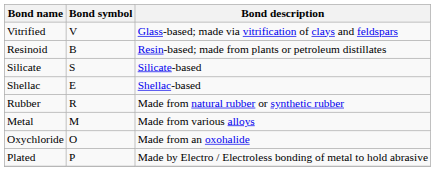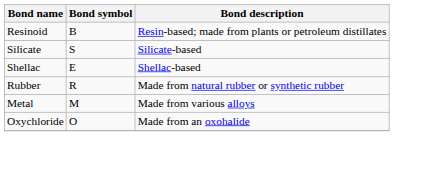- row: (26, 31)
- row: (21, 157)
